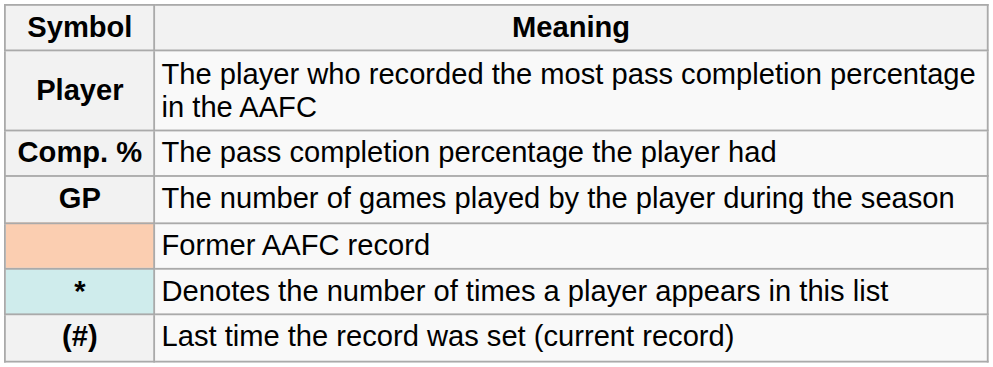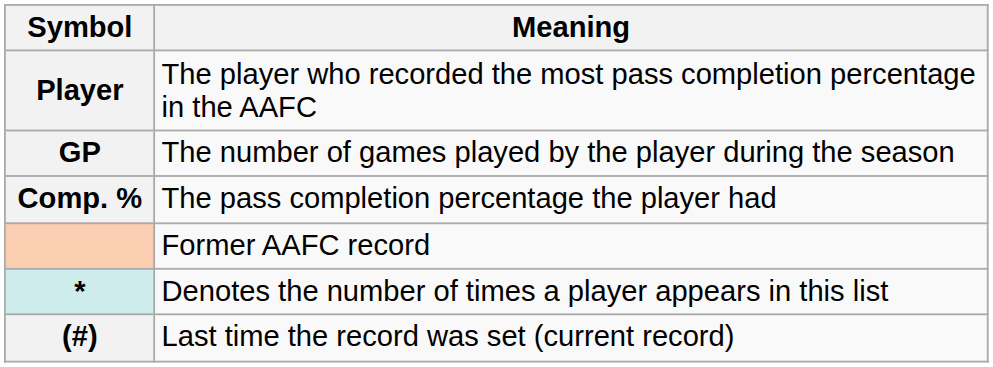rows swapped: (80, 152) <-> (80, 198)
